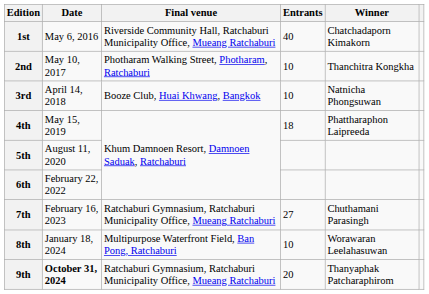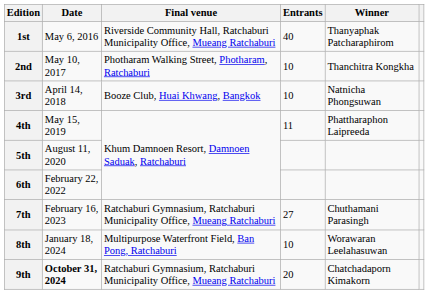(359, 36) Chatchadaporn Kimakorn -> (361, 36) Thanyaphak Patcharaphirom
(288, 125) 18 -> (288, 125) 11
(361, 274) Thanyaphak Patcharaphirom -> (359, 274) Chatchadaporn Kimakorn
